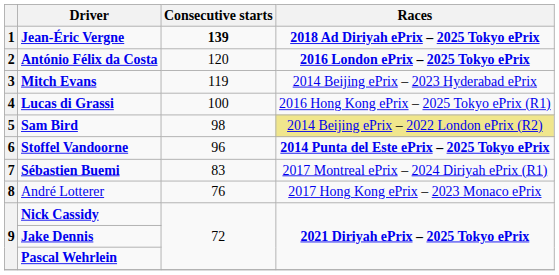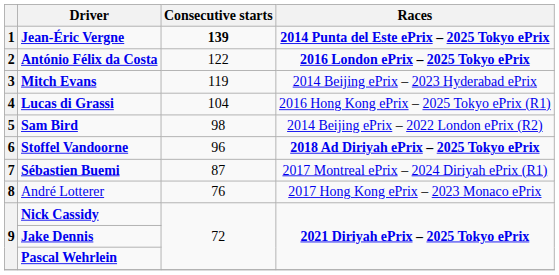(415, 37) 2018 Ad Diriyah ePrix – 2025 Tokyo ePrix -> (415, 37) 2014 Punta del Este ePrix – 2025 Tokyo ePrix
(218, 59) 120 -> (218, 59) 122
(218, 103) 100 -> (218, 103) 104
(415, 125) khaki background -> (415, 125) no background
(415, 147) 2014 Punta del Este ePrix – 2025 Tokyo ePrix -> (415, 147) 2018 Ad Diriyah ePrix – 2025 Tokyo ePrix
(218, 170) 83 -> (218, 170) 87
